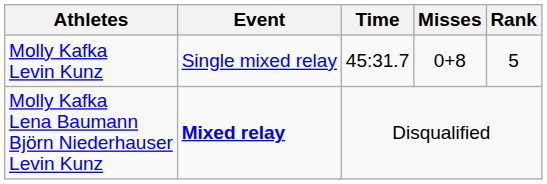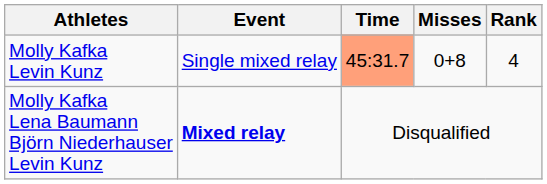(378, 61) no background -> (378, 61) lightsalmon background
(514, 61) 5 -> (514, 61) 4
